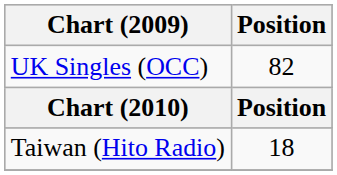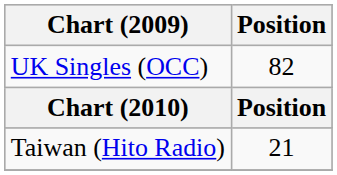(282, 148) 18 -> (282, 148) 21
